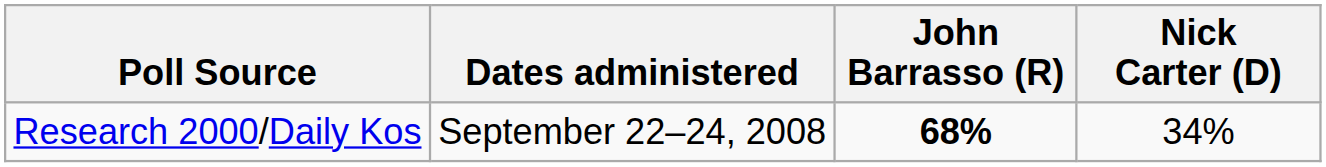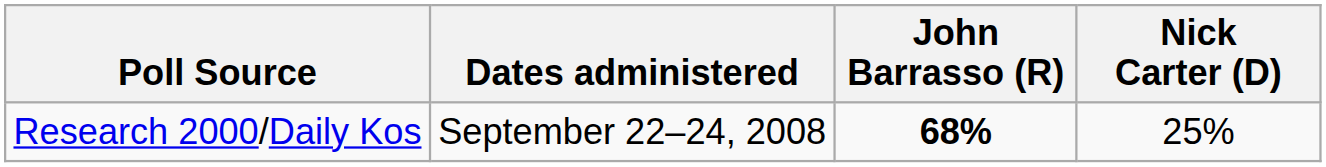(1199, 131) 34% -> (1199, 131) 25%
